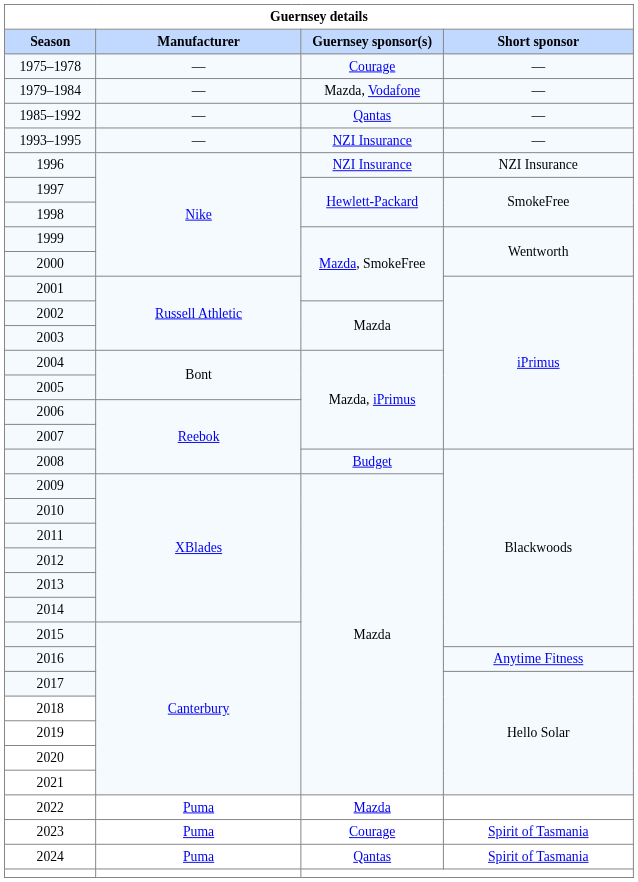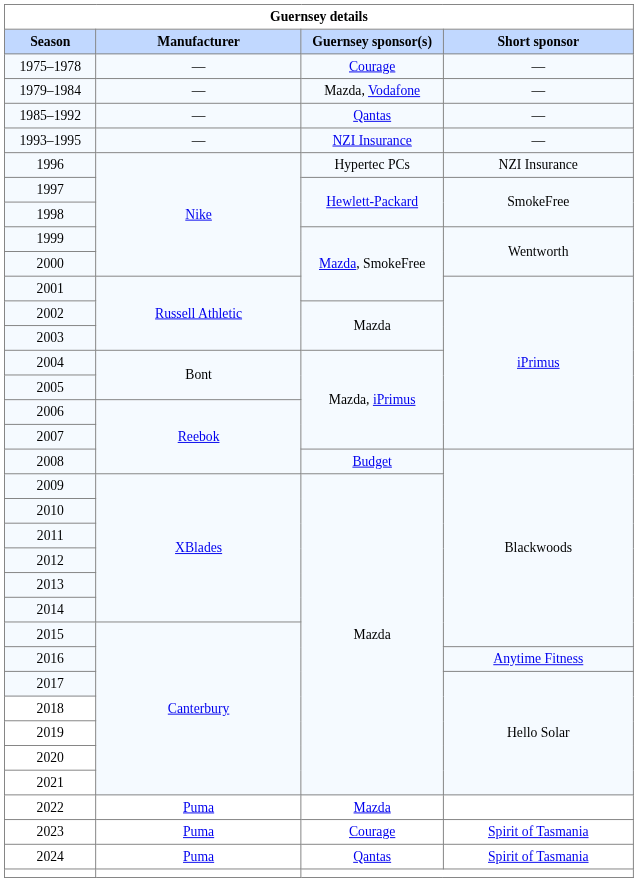(372, 165) NZI Insurance -> (372, 165) Hypertec PCs
